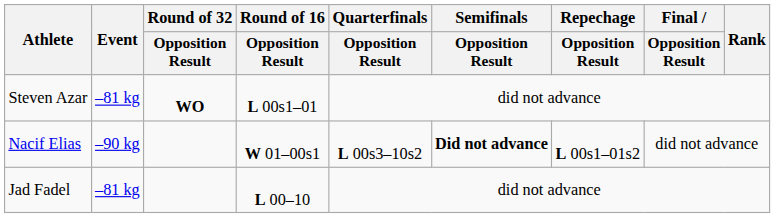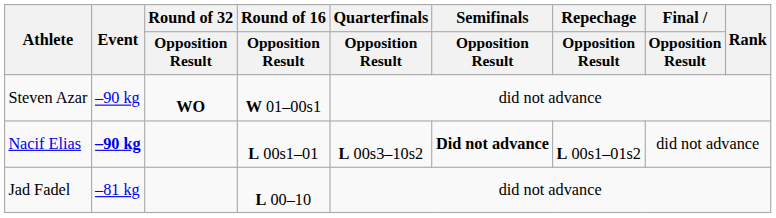(117, 98) –81 kg -> (117, 98) –90 kg
(282, 107) L 00s1–01 -> (283, 107) W 01–00s1
(117, 144) normal -> (118, 144) bold
(282, 153) W 01–00s1 -> (283, 153) L 00s1–01
